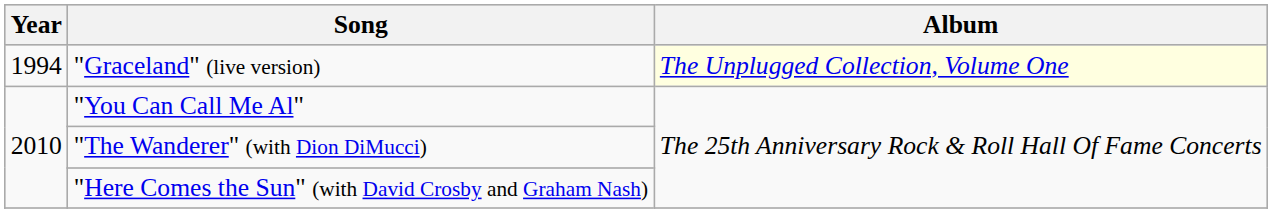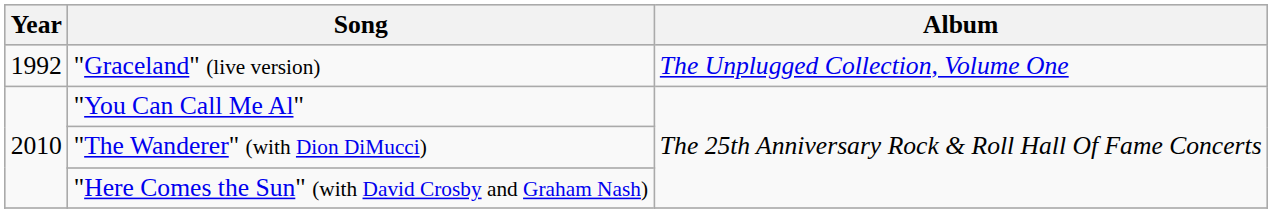(36, 65) 1994 -> (36, 65) 1992
(864, 65) lightyellow background -> (864, 65) no background
